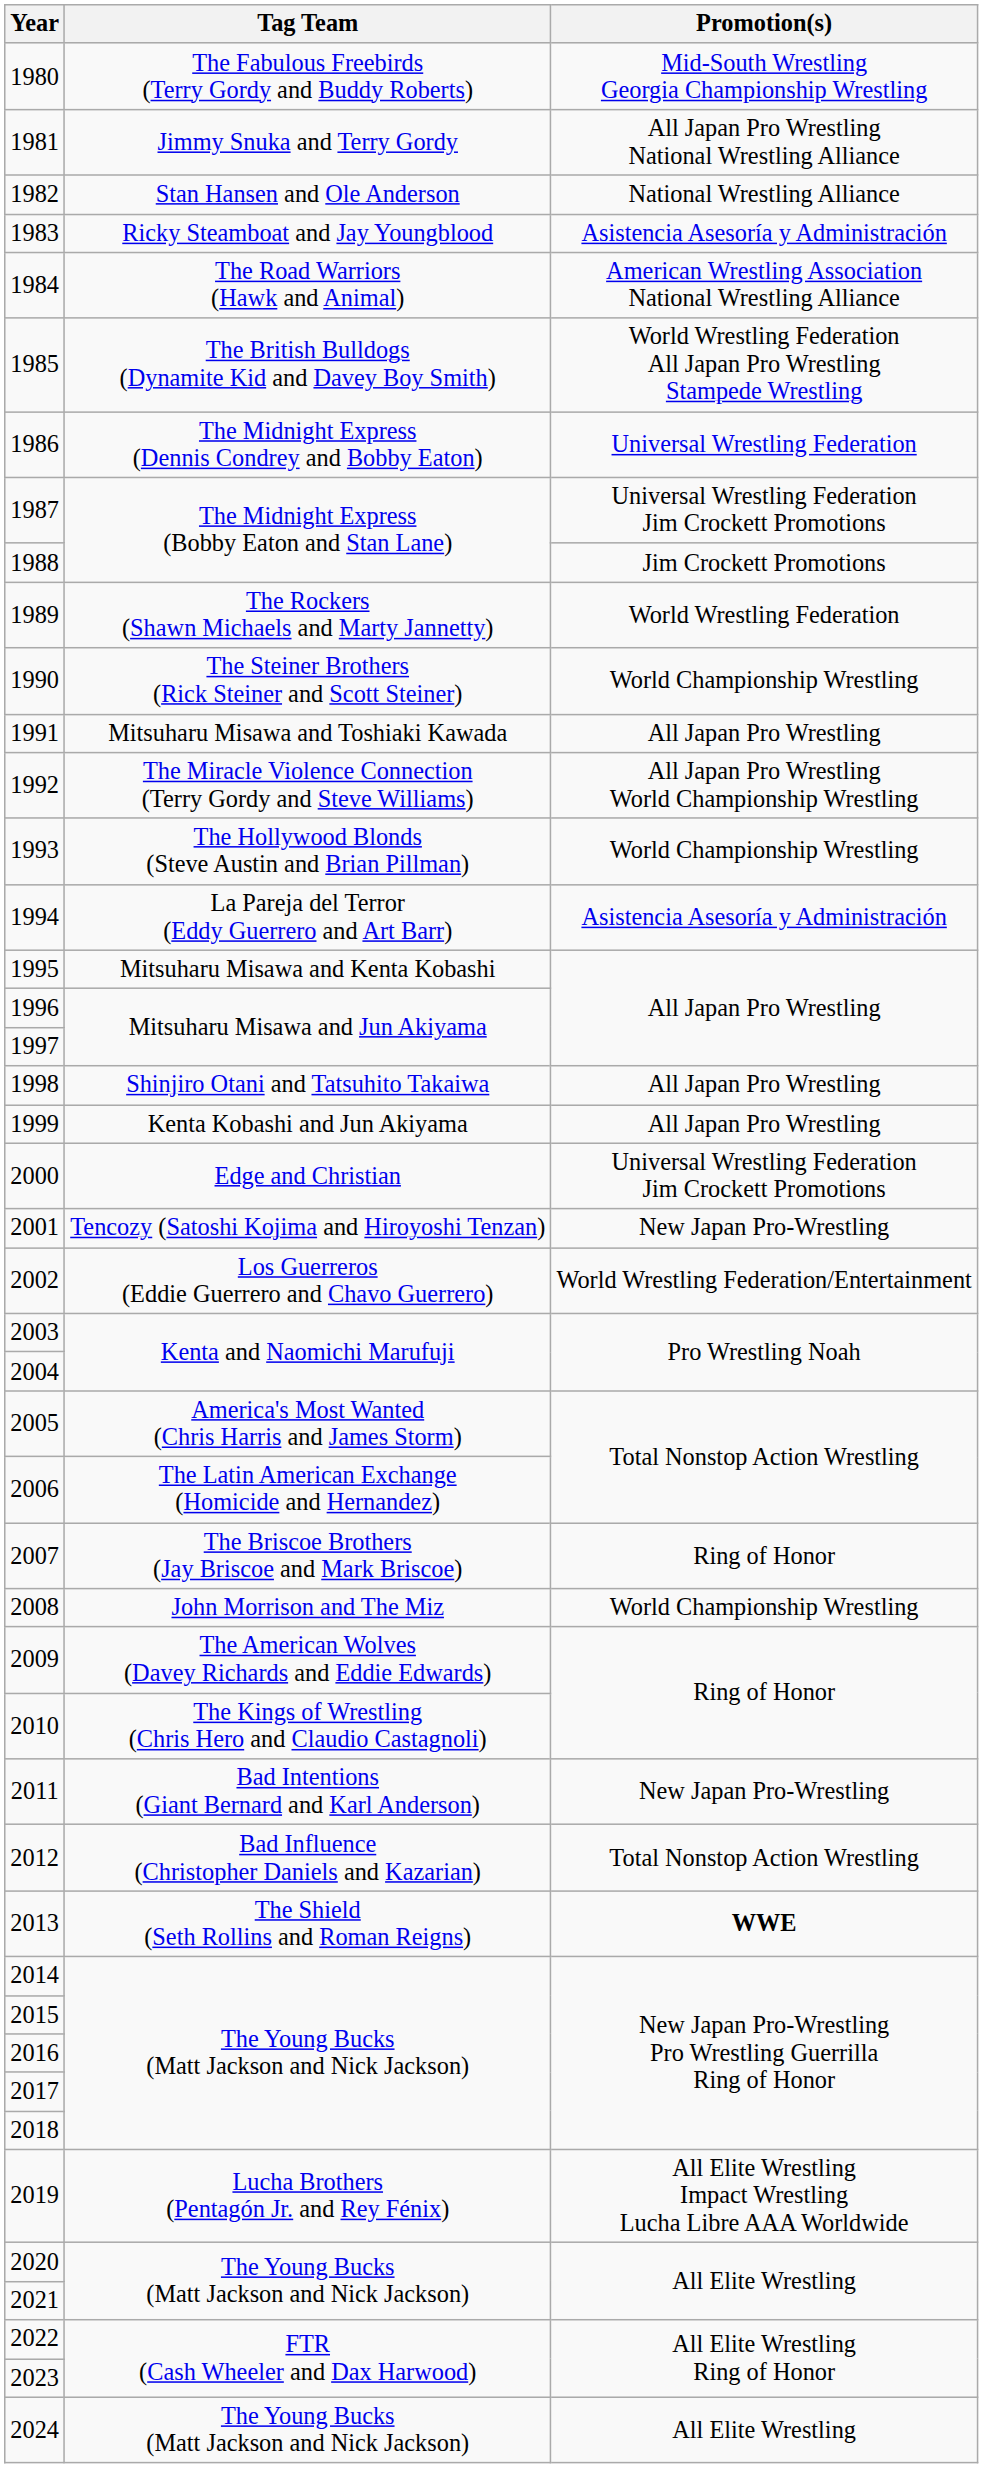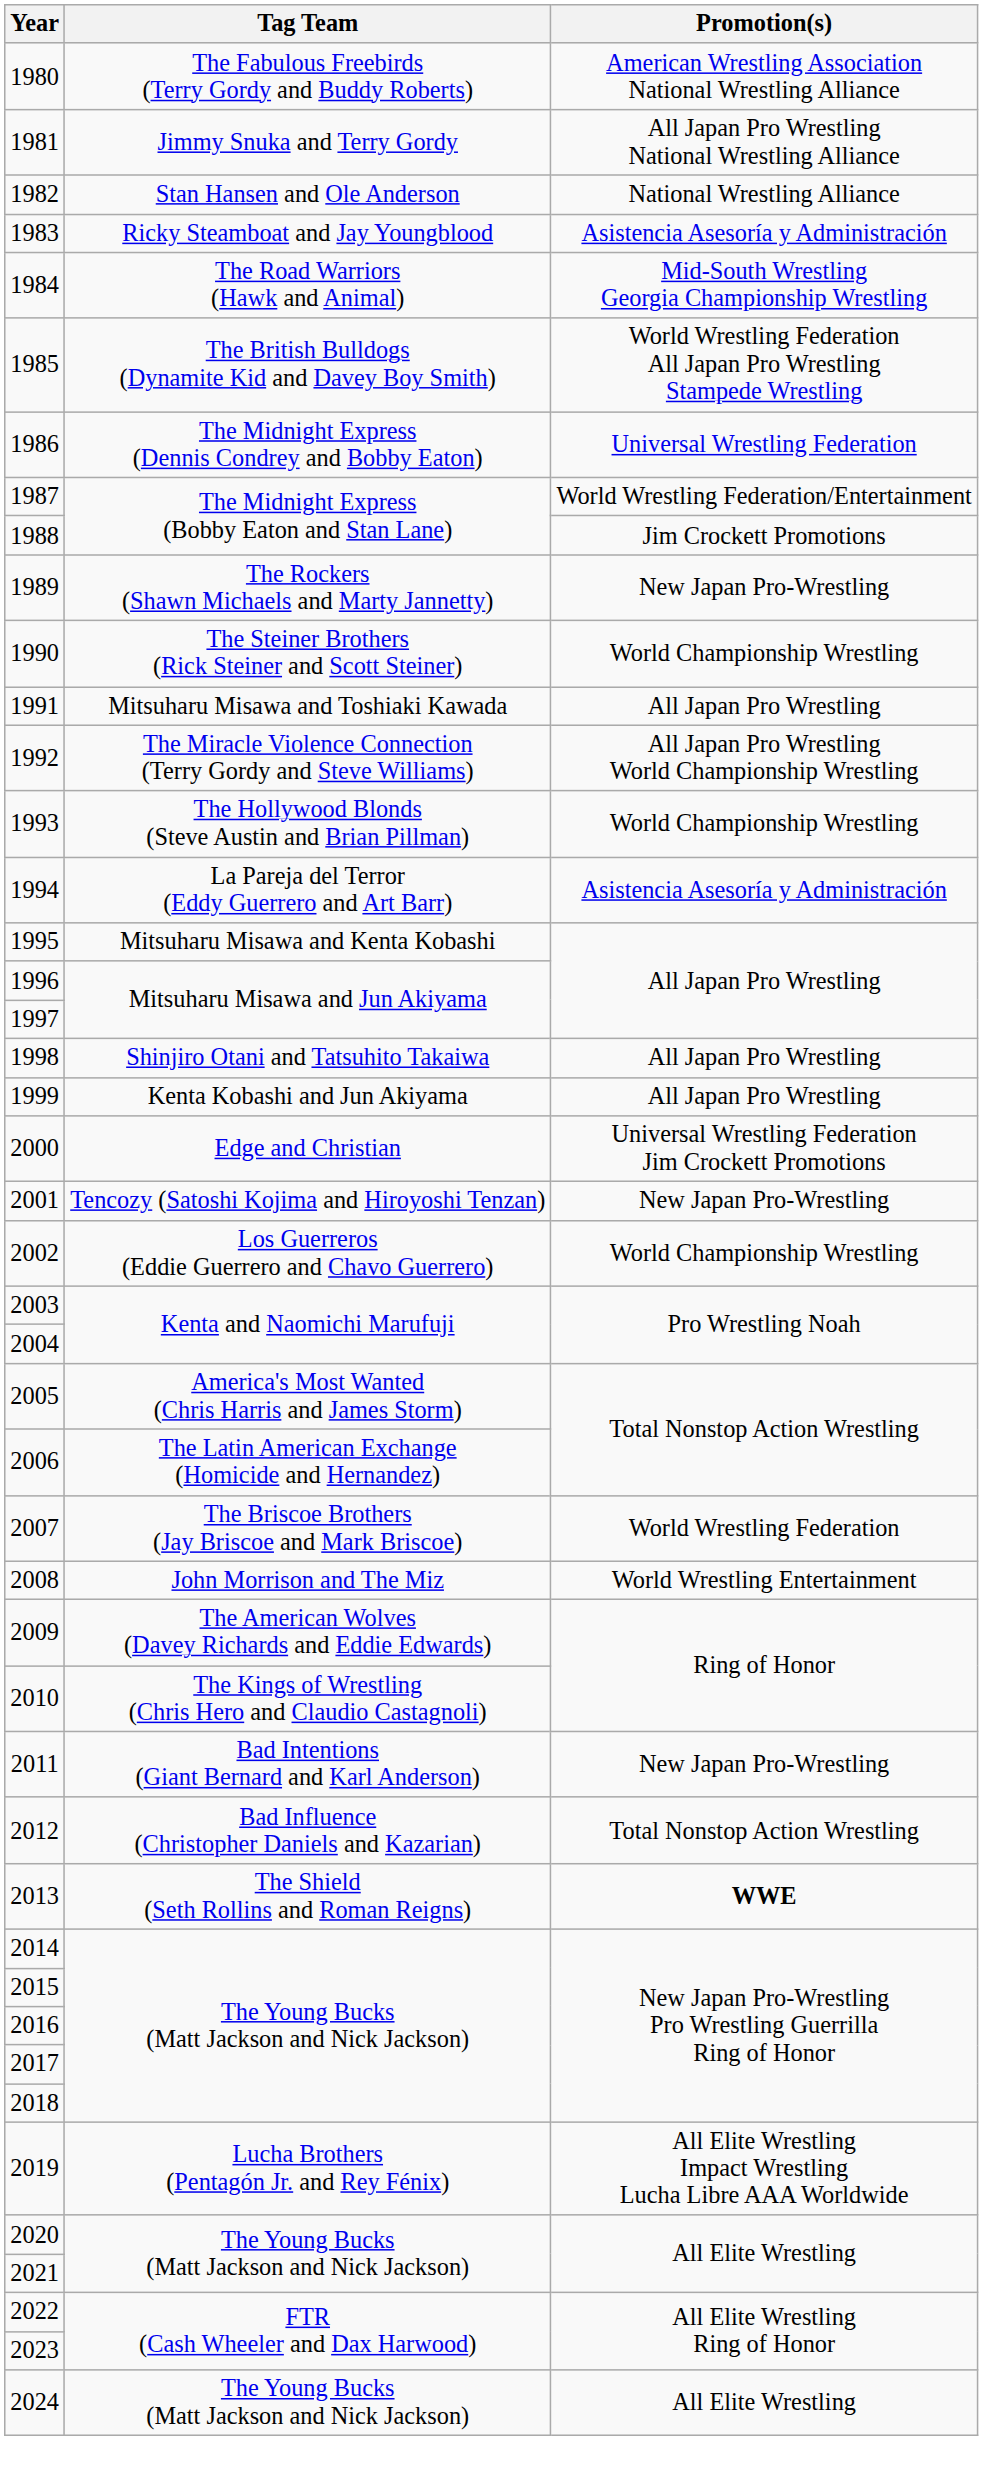(764, 76) Mid-South Wrestling Georgia Championship Wrestling -> (764, 76) American Wrestling Association National Wrestling Alliance
(764, 285) American Wrestling Association National Wrestling Alliance -> (764, 285) Mid-South Wrestling Georgia Championship Wrestling
(764, 510) Universal Wrestling Federation Jim Crockett Promotions -> (764, 496) World Wrestling Federation/Entertainment
(764, 614) World Wrestling Federation -> (764, 587) New Japan Pro-Wrestling
(764, 1280) World Wrestling Federation/Entertainment -> (764, 1252) World Championship Wrestling
(764, 1555) Ring of Honor -> (764, 1527) World Wrestling Federation
(764, 1607) World Championship Wrestling -> (764, 1580) World Wrestling Entertainment
